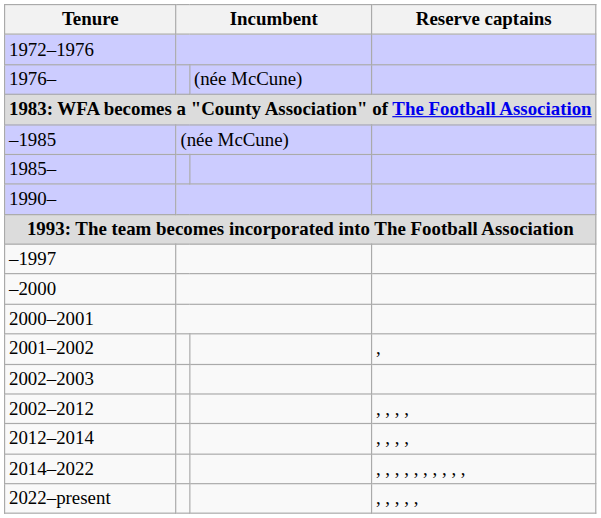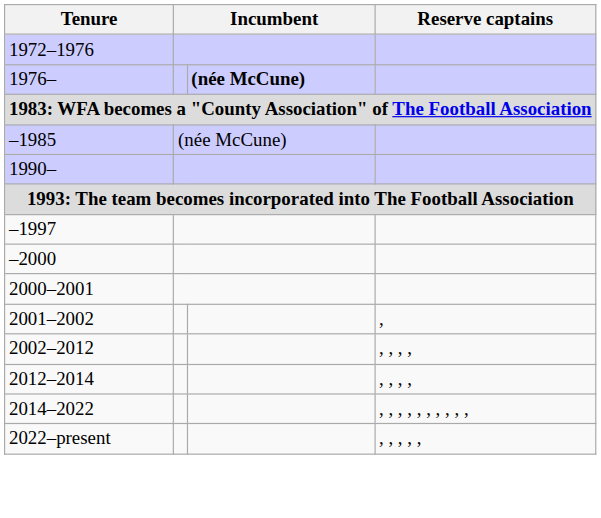(248, 79) normal -> (248, 79) bold
- row: (33, 169)
- row: (51, 378)
